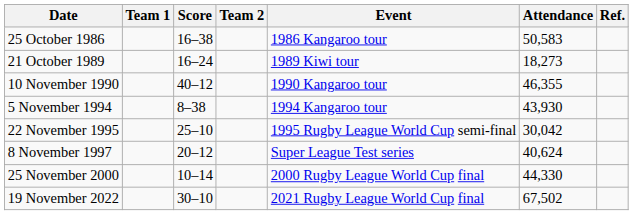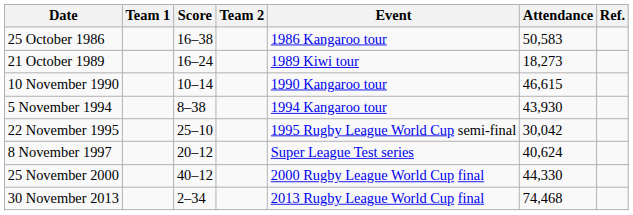(195, 84) 40–12 -> (195, 84) 10–14
(543, 84) 46,355 -> (543, 84) 46,615
(195, 175) 10–14 -> (195, 175) 40–12
+ row: (63, 198)
- row: (63, 198)
